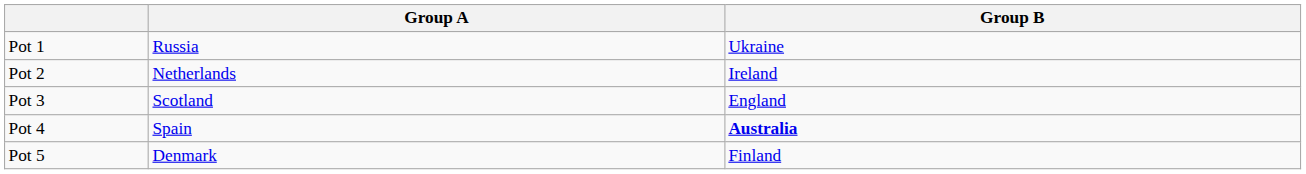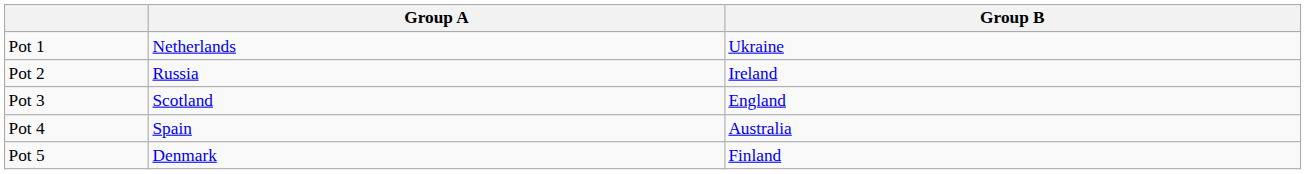(176, 45) Russia -> (194, 45) Netherlands
(194, 73) Netherlands -> (176, 73) Russia
(763, 127) bold -> (760, 127) normal
